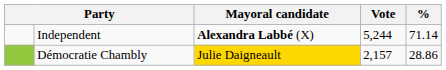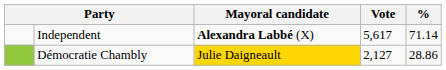(378, 34) 5,244 -> (378, 34) 5,617
(378, 55) 2,157 -> (378, 55) 2,127
